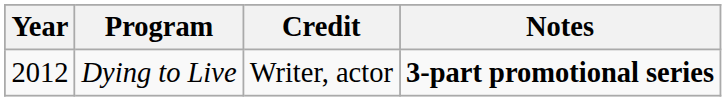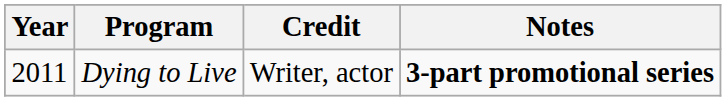(40, 72) 2012 -> (39, 72) 2011
